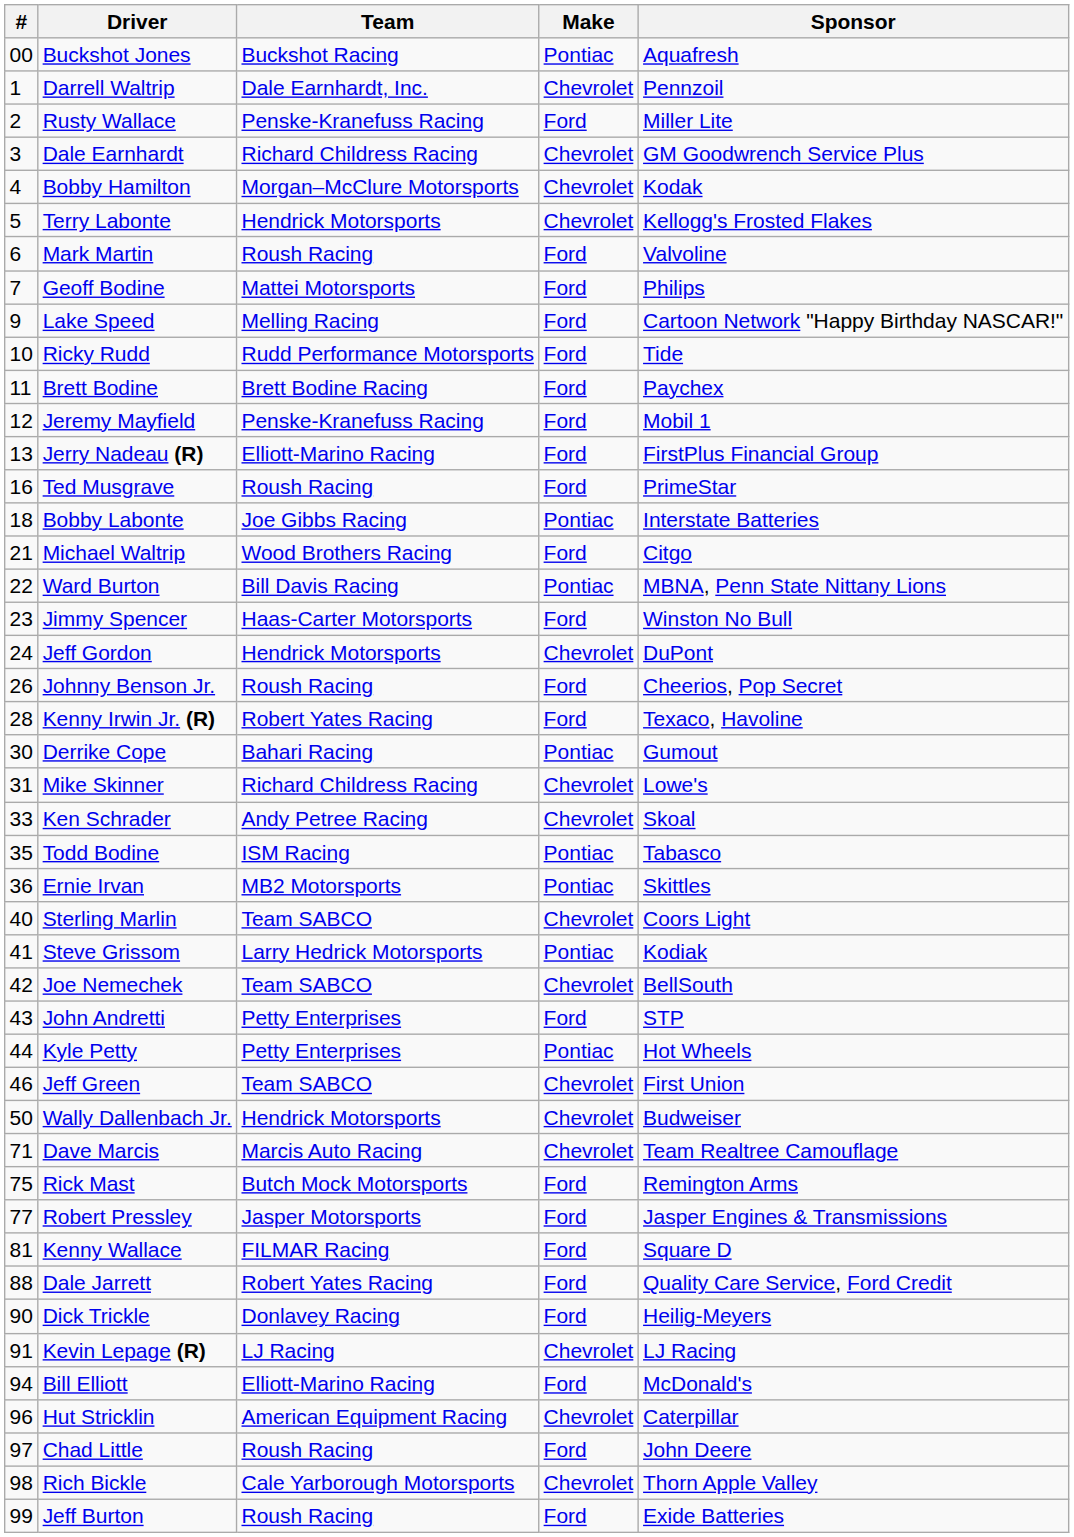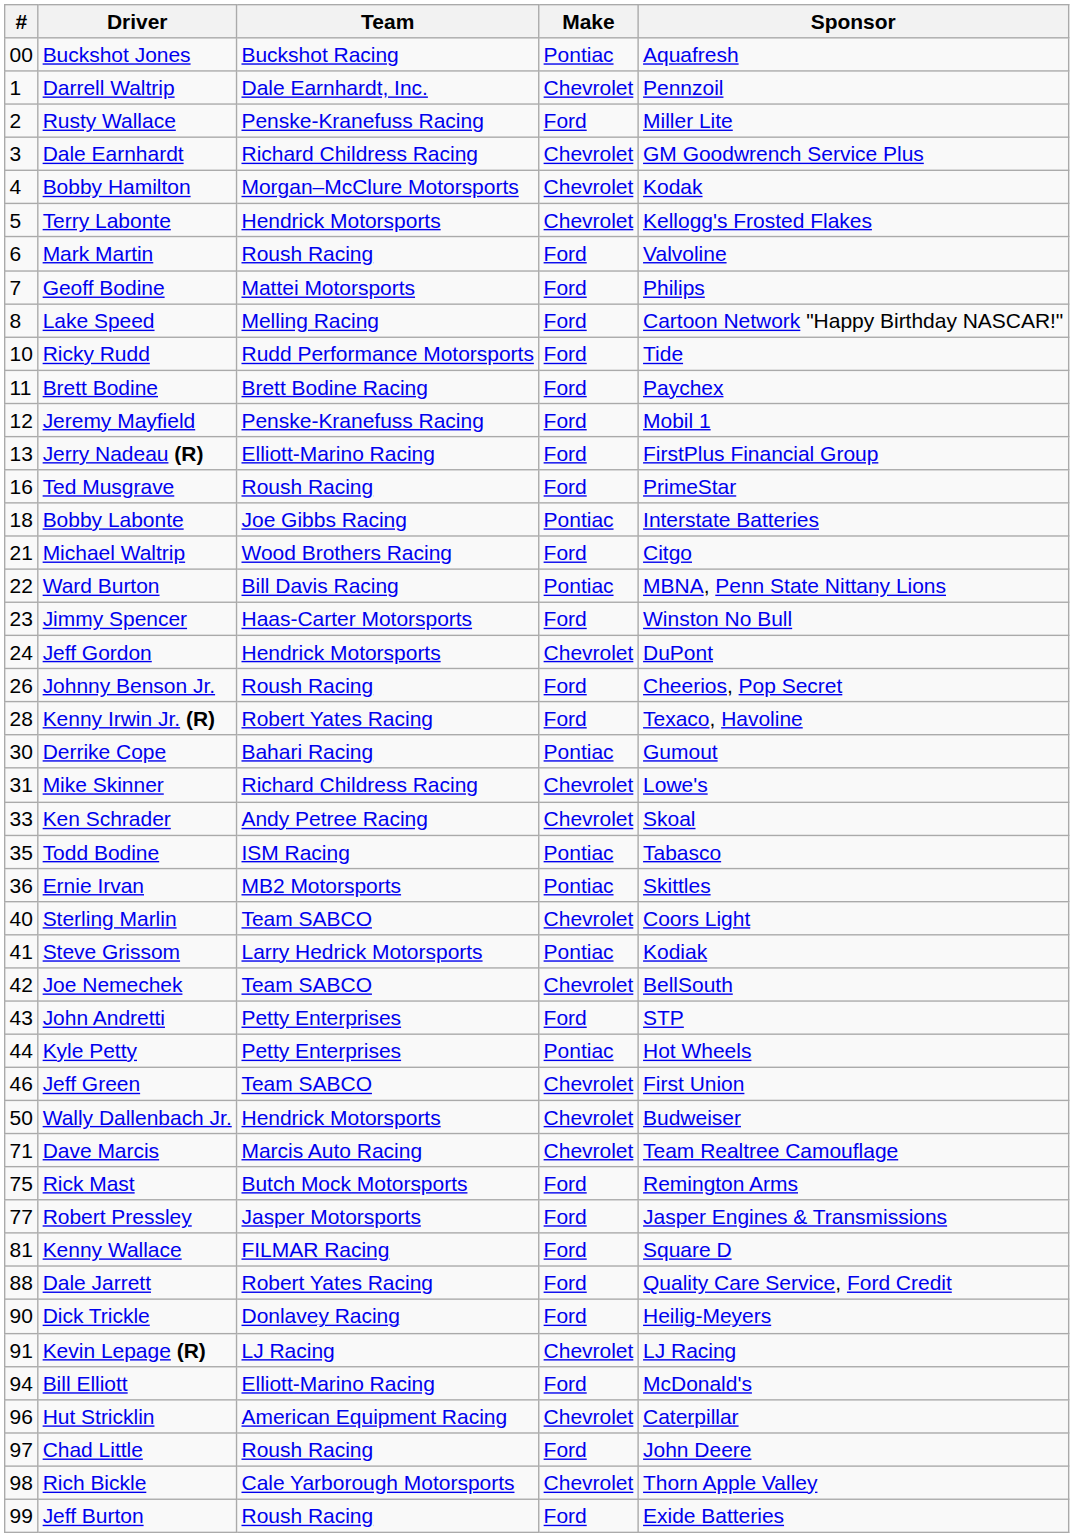(15, 320) 9 -> (15, 320) 8
